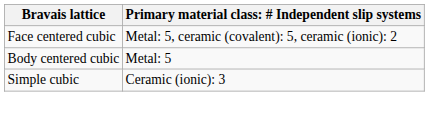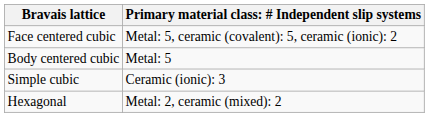+ row: (37, 101)
